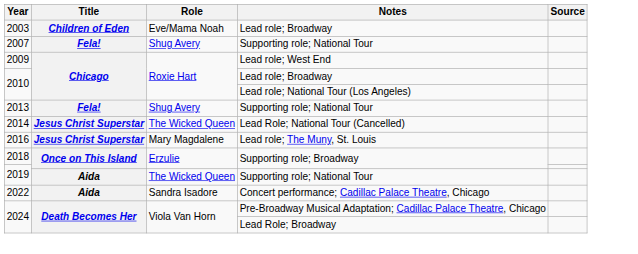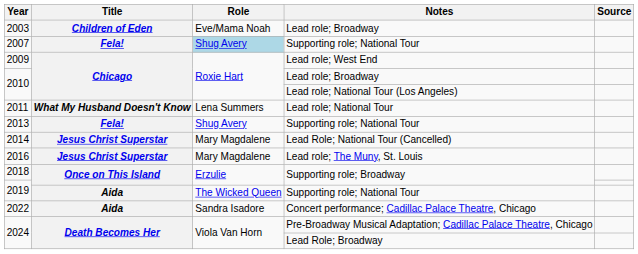(174, 44) no background -> (221, 44) lightblue background
+ row: (17, 108)
(192, 124) The Wicked Queen -> (233, 140) Mary Magdalene
